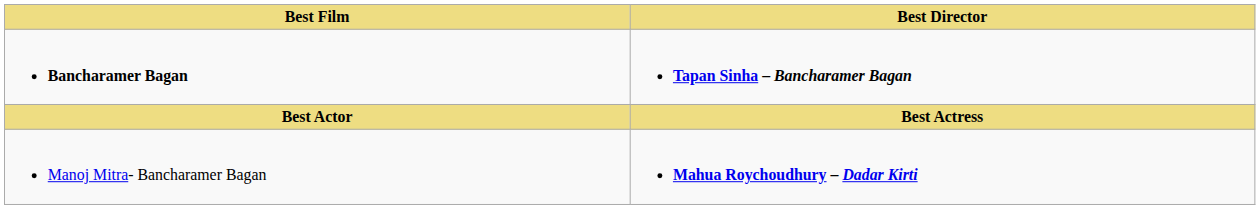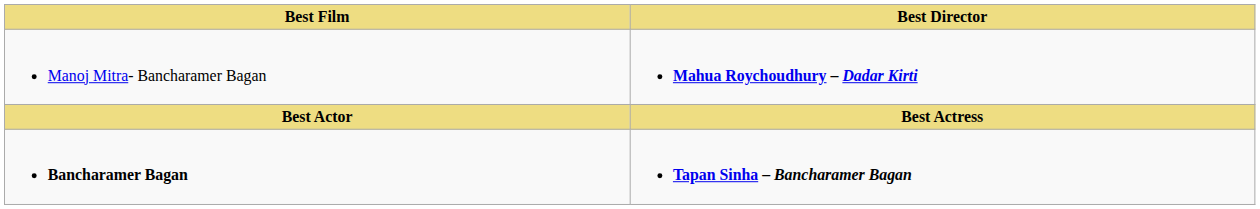rows swapped: (317, 76) <-> (317, 176)
